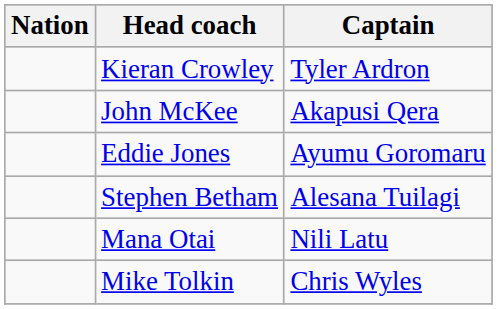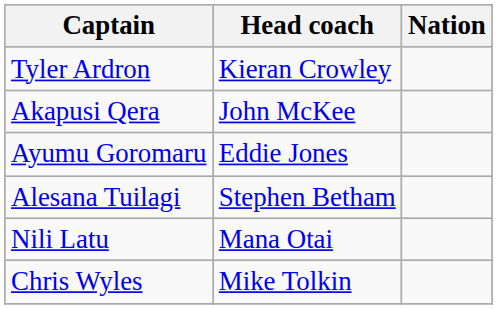columns swapped: (50, 25) <-> (388, 25)
